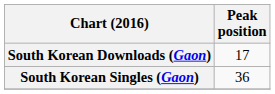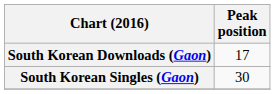(242, 77) 36 -> (242, 77) 30
